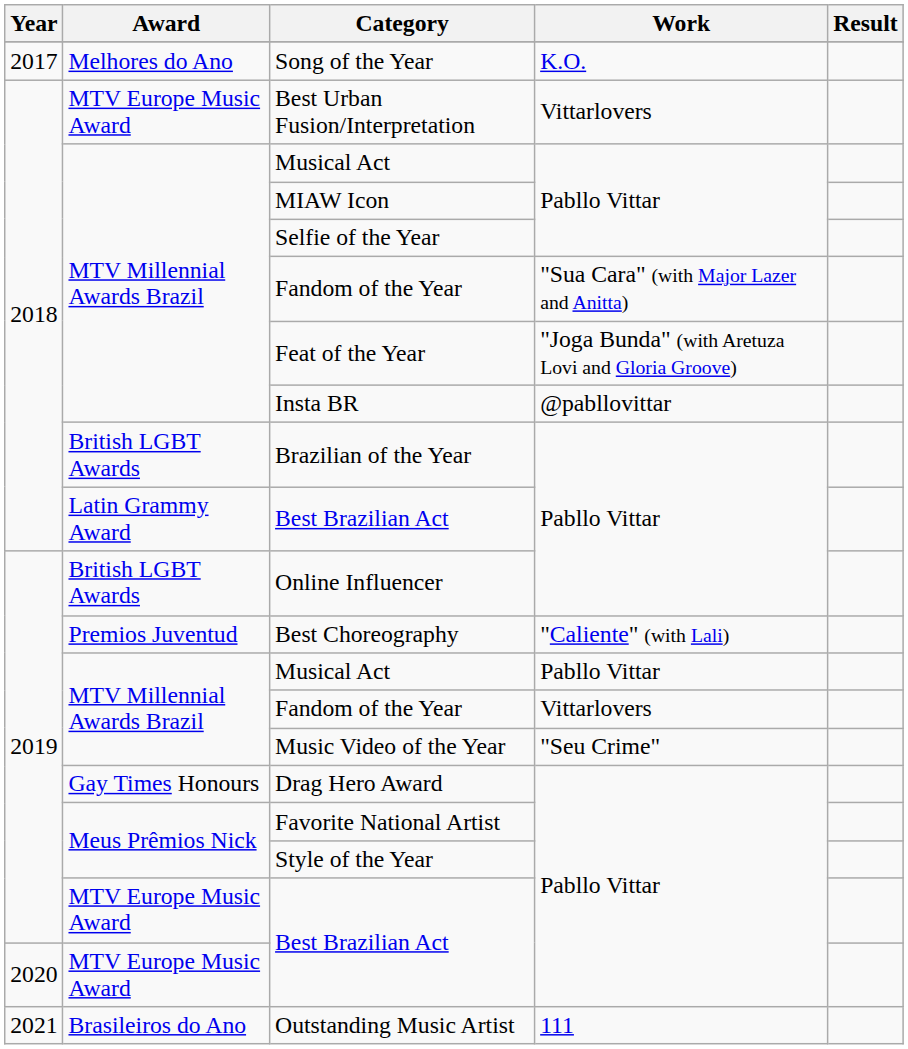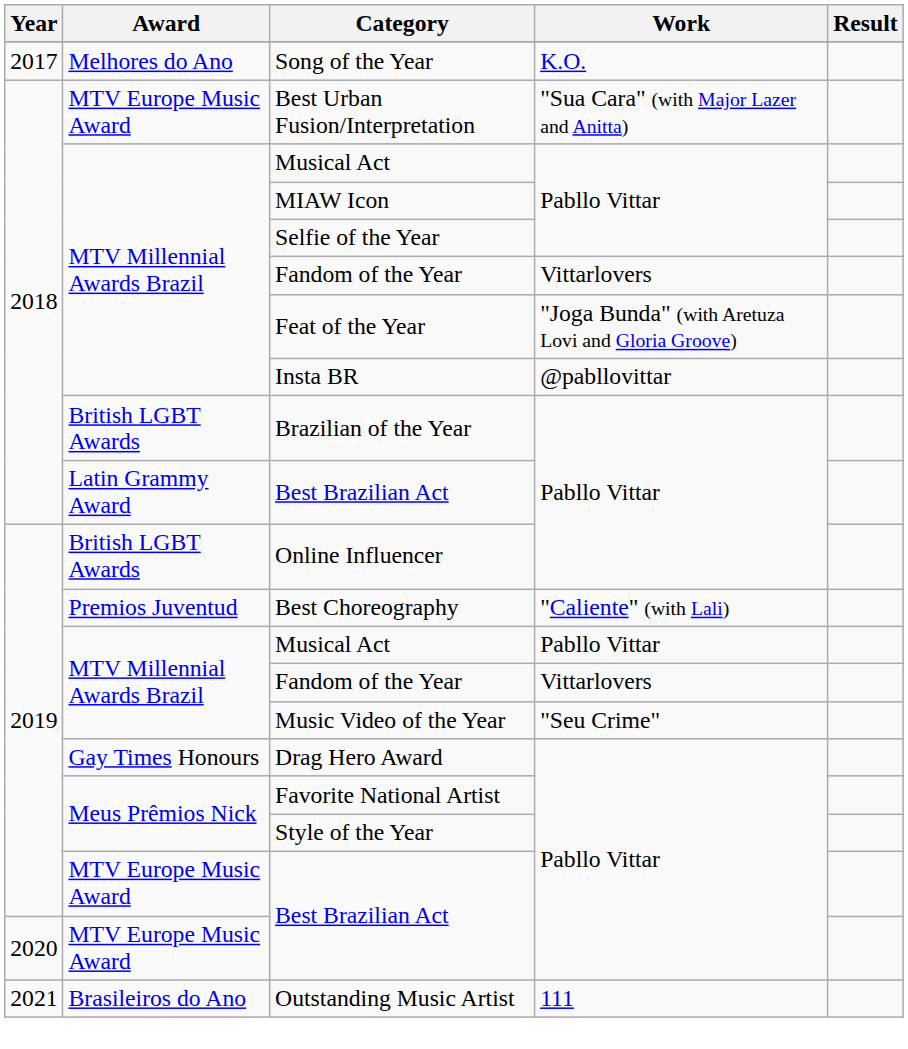(596, 111) Vittarlovers -> (668, 111) "Sua Cara" (with Major Lazer and Anitta)
(668, 288) "Sua Cara" (with Major Lazer and Anitta) -> (596, 275) Vittarlovers
